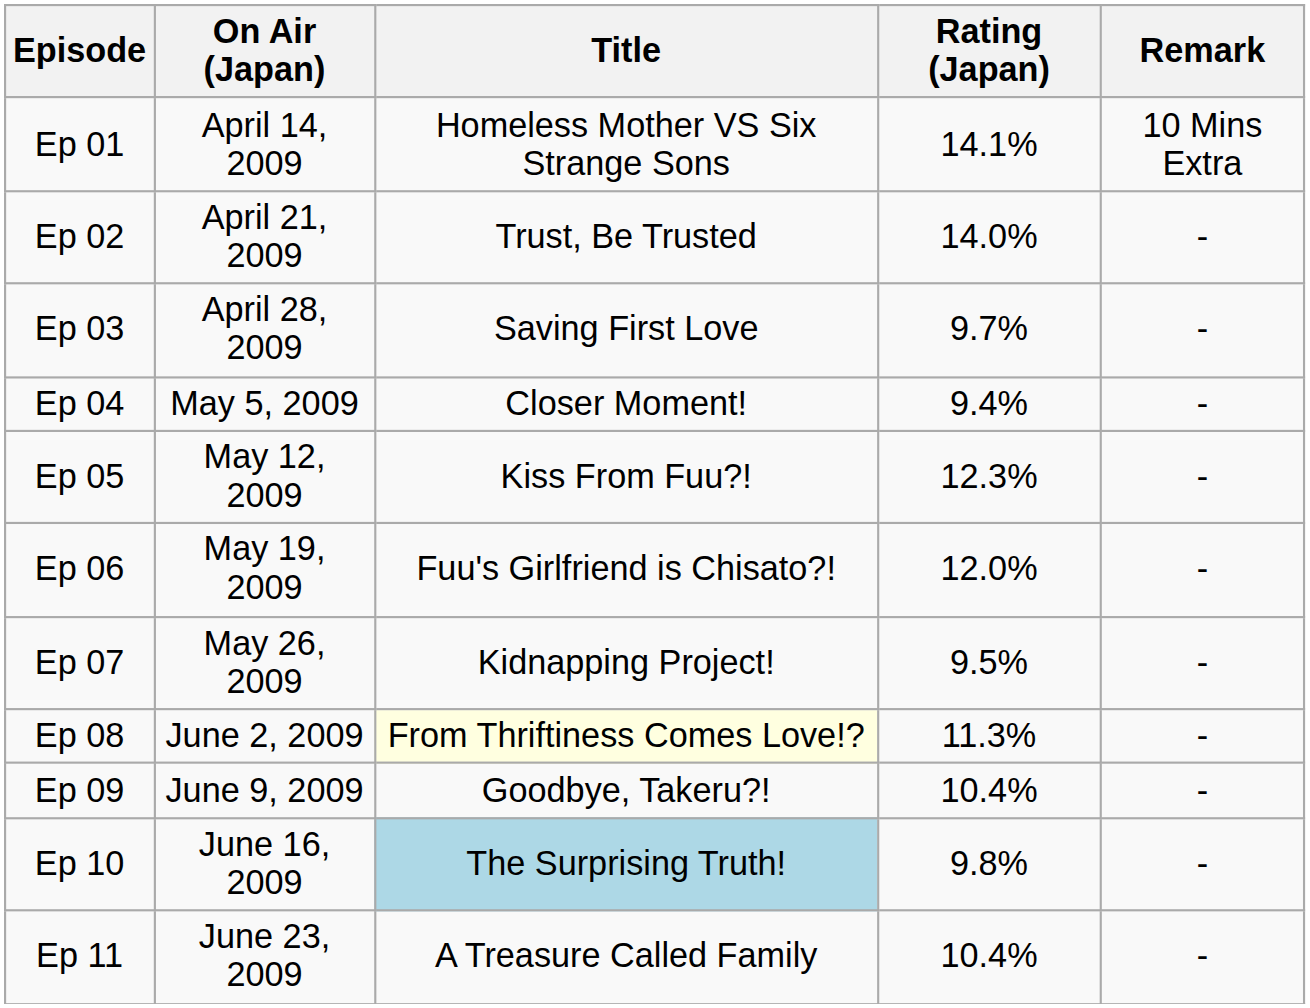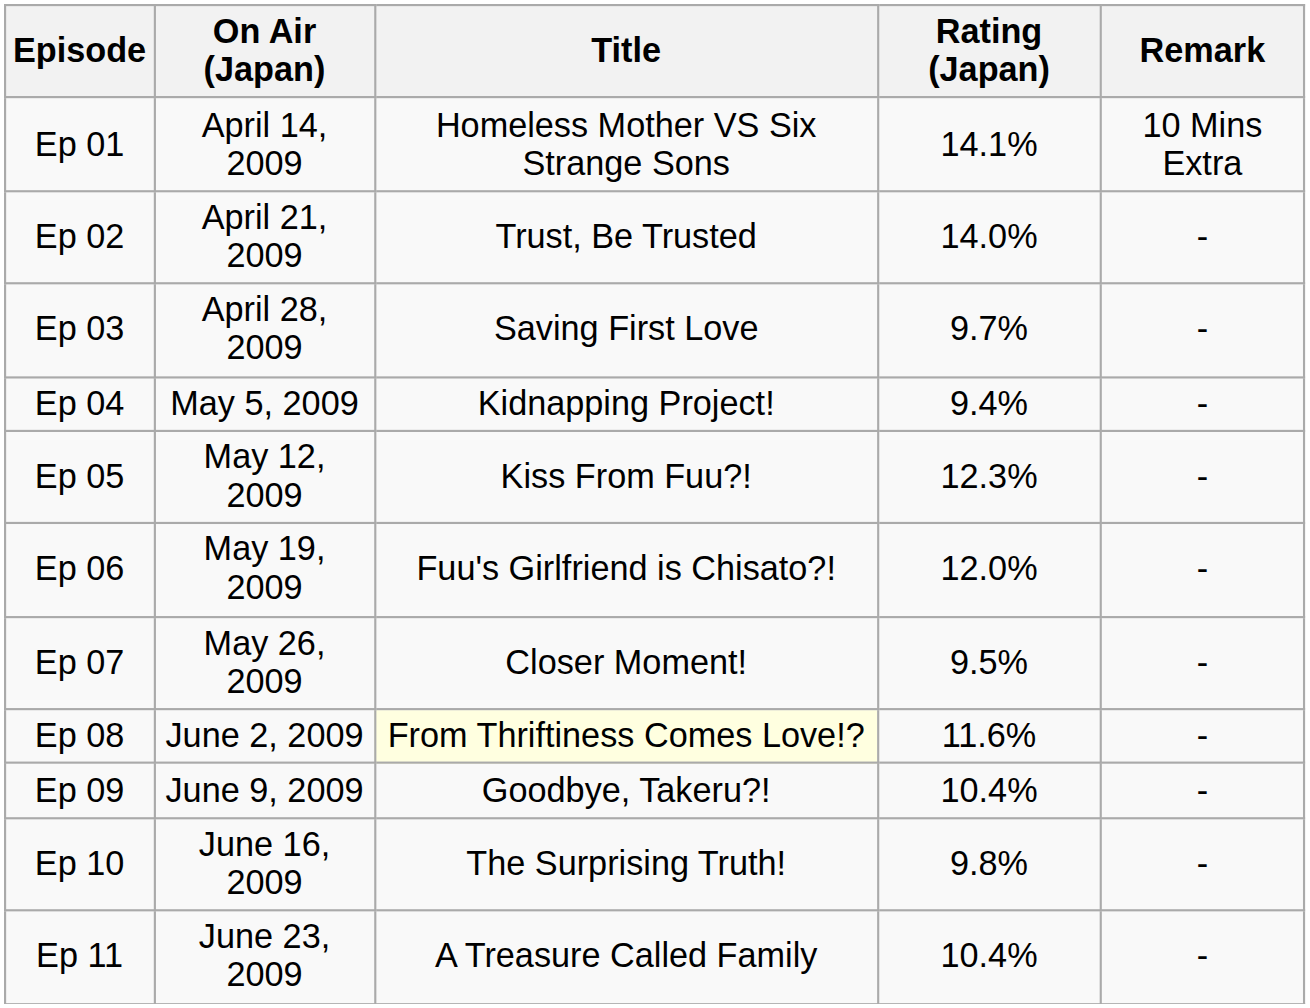(626, 402) Closer Moment! -> (626, 402) Kidnapping Project!
(626, 662) Kidnapping Project! -> (626, 662) Closer Moment!
(989, 735) 11.3% -> (989, 735) 11.6%
(626, 863) lightblue background -> (626, 863) no background
